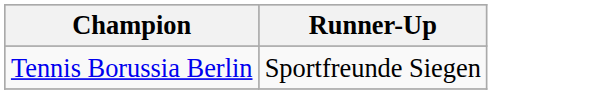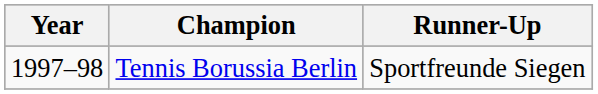+ column: (57, 25)
